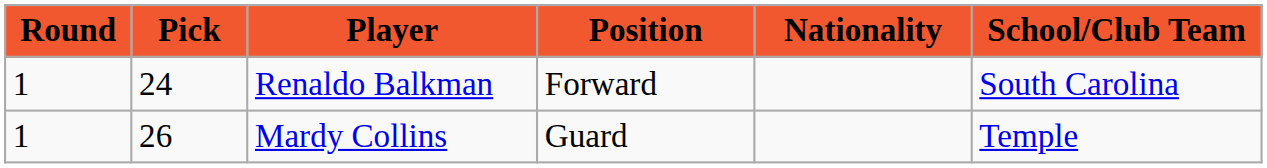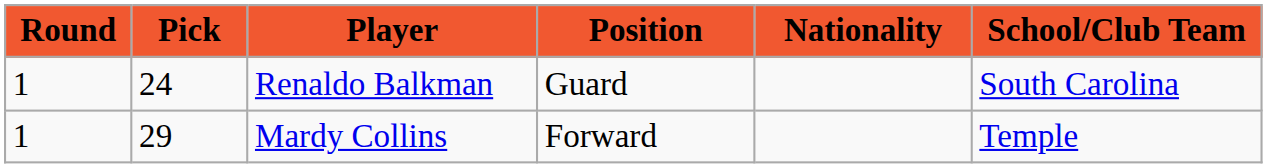(601, 83) Forward -> (586, 83) Guard
(156, 135) 26 -> (156, 135) 29
(586, 135) Guard -> (601, 135) Forward
